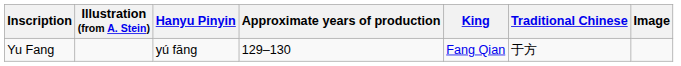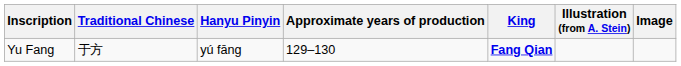columns swapped: (569, 21) <-> (114, 21)
(476, 49) normal -> (522, 49) bold
